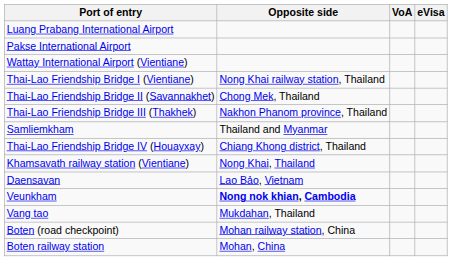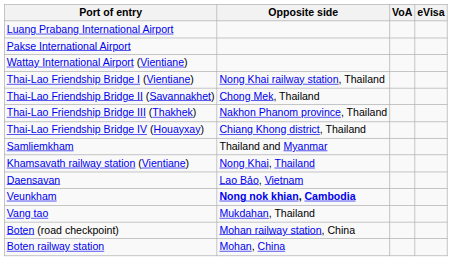rows swapped: (105, 146) <-> (40, 130)
